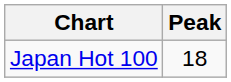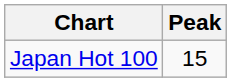(195, 58) 18 -> (195, 58) 15
